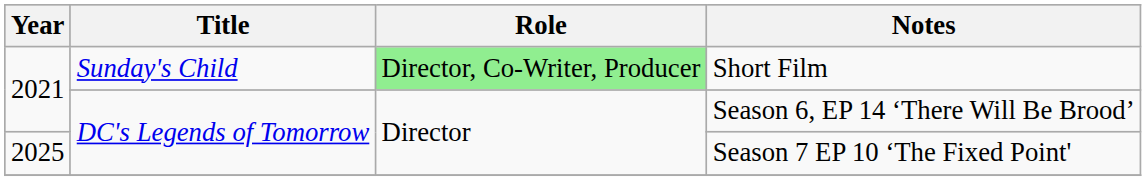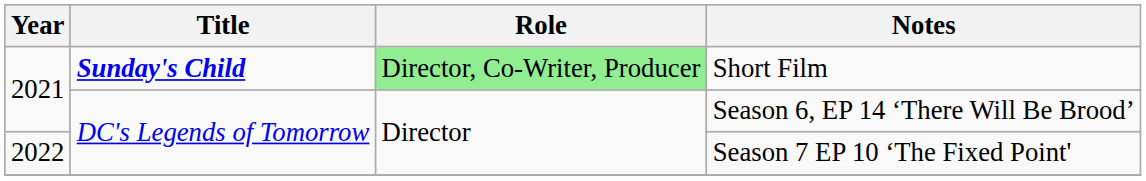(157, 68) normal -> (161, 68) bold
(38, 152) 2025 -> (38, 152) 2022
